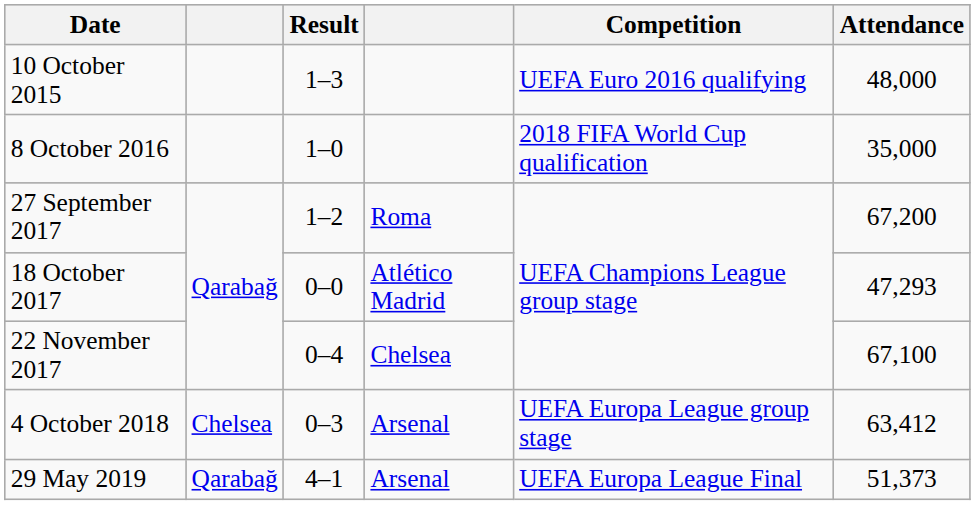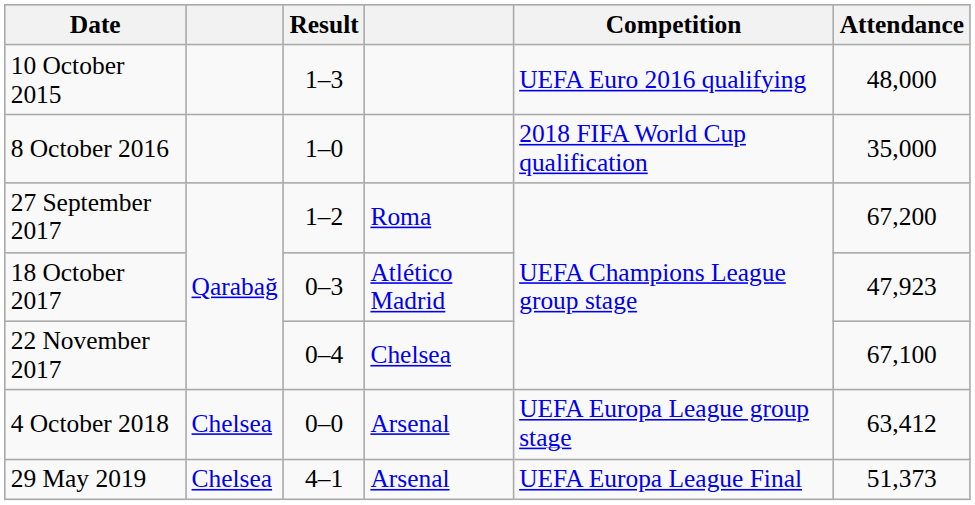(324, 286) 0–0 -> (324, 286) 0–3
(902, 286) 47,293 -> (902, 286) 47,923
(324, 424) 0–3 -> (324, 424) 0–0
(235, 478) Qarabağ -> (232, 478) Chelsea
